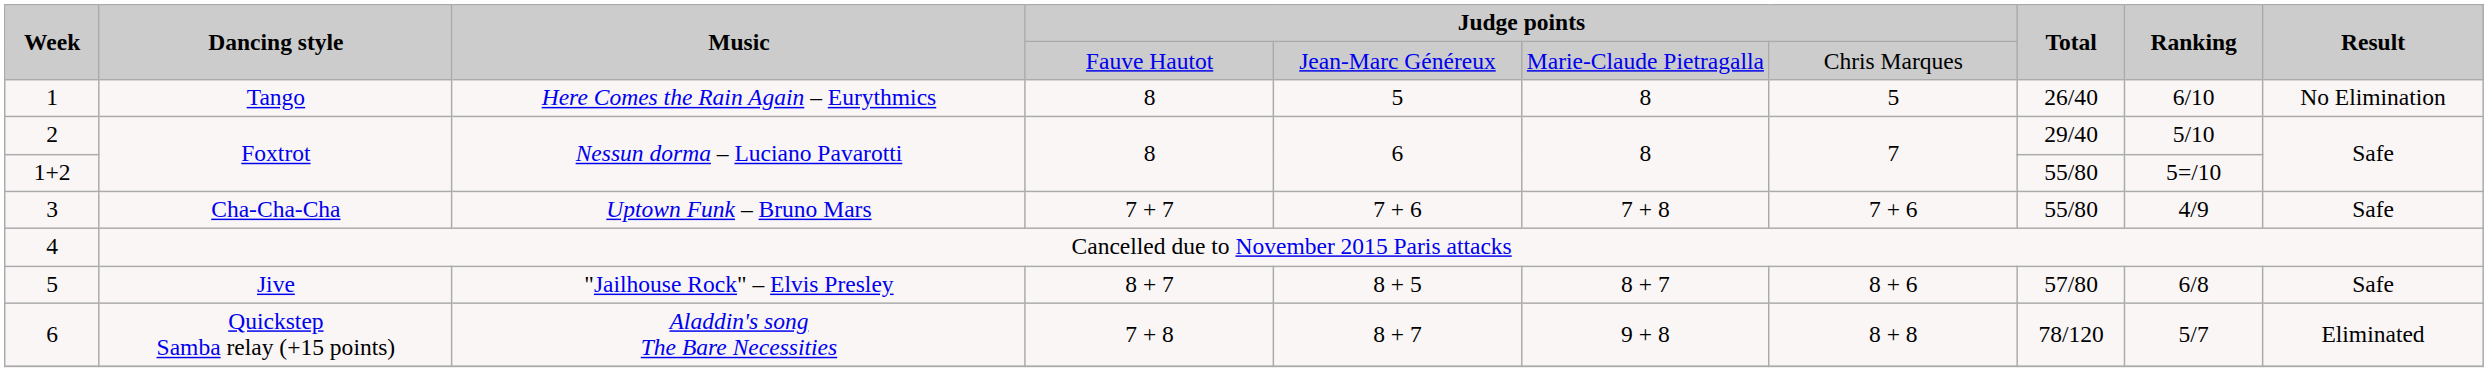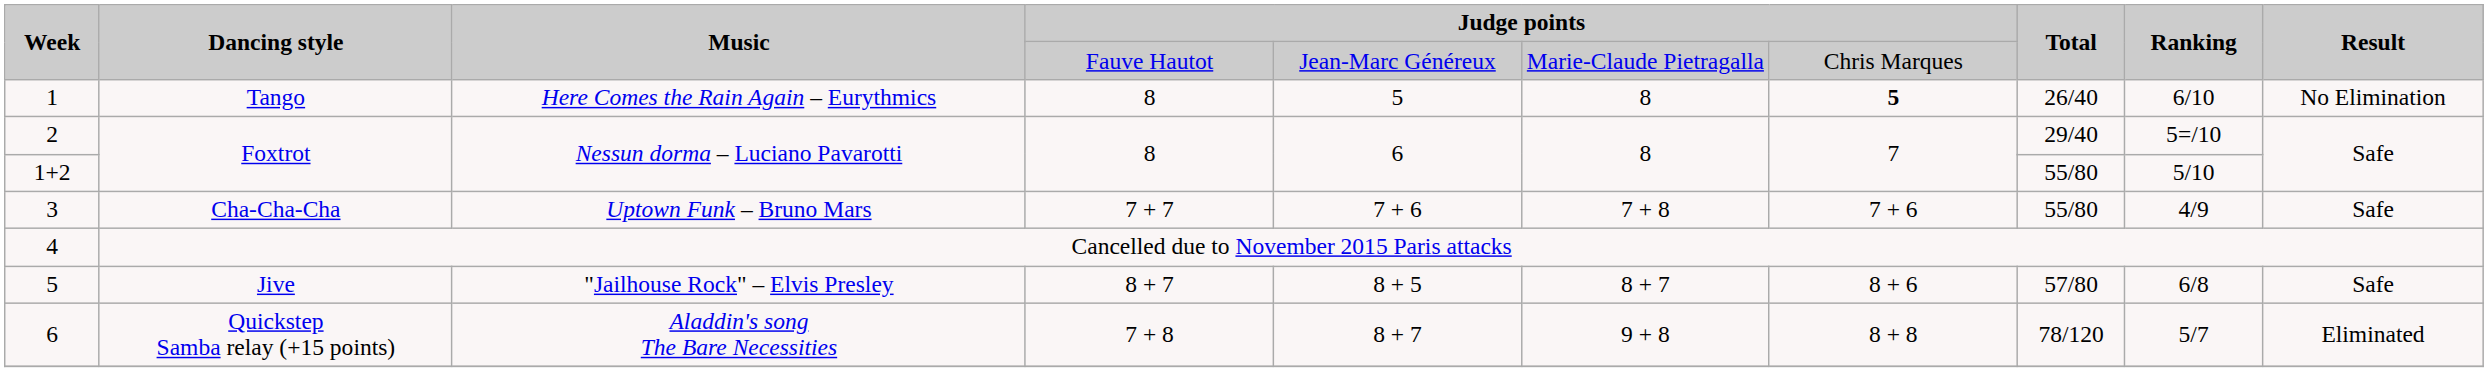(1893, 97) normal -> (1893, 97) bold
(2194, 135) 5/10 -> (2194, 135) 5=/10
(2194, 172) 5=/10 -> (2194, 172) 5/10
